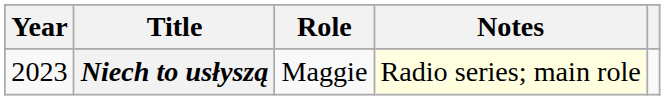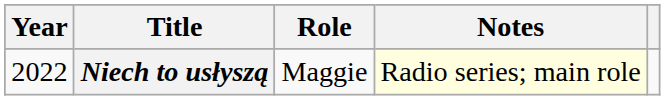(40, 71) 2023 -> (40, 71) 2022
